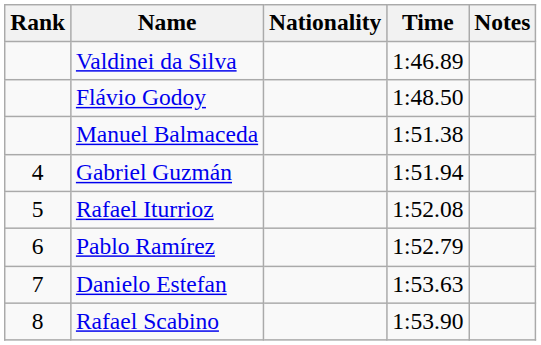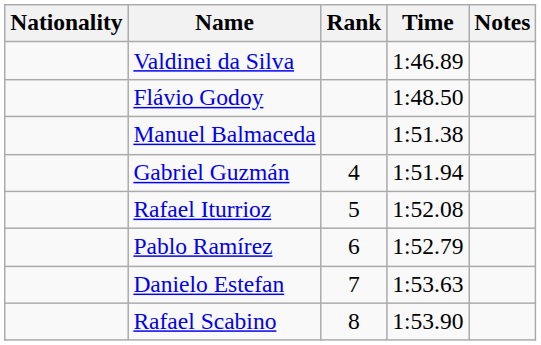columns swapped: (38, 23) <-> (325, 23)
